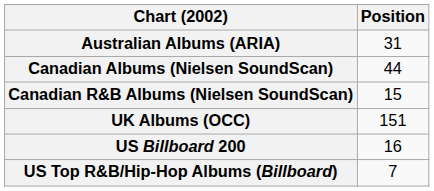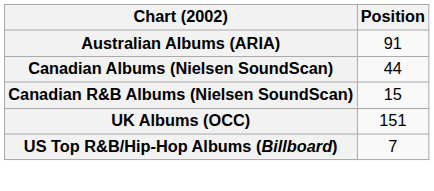(393, 43) 31 -> (393, 43) 91
- row: (181, 146)
